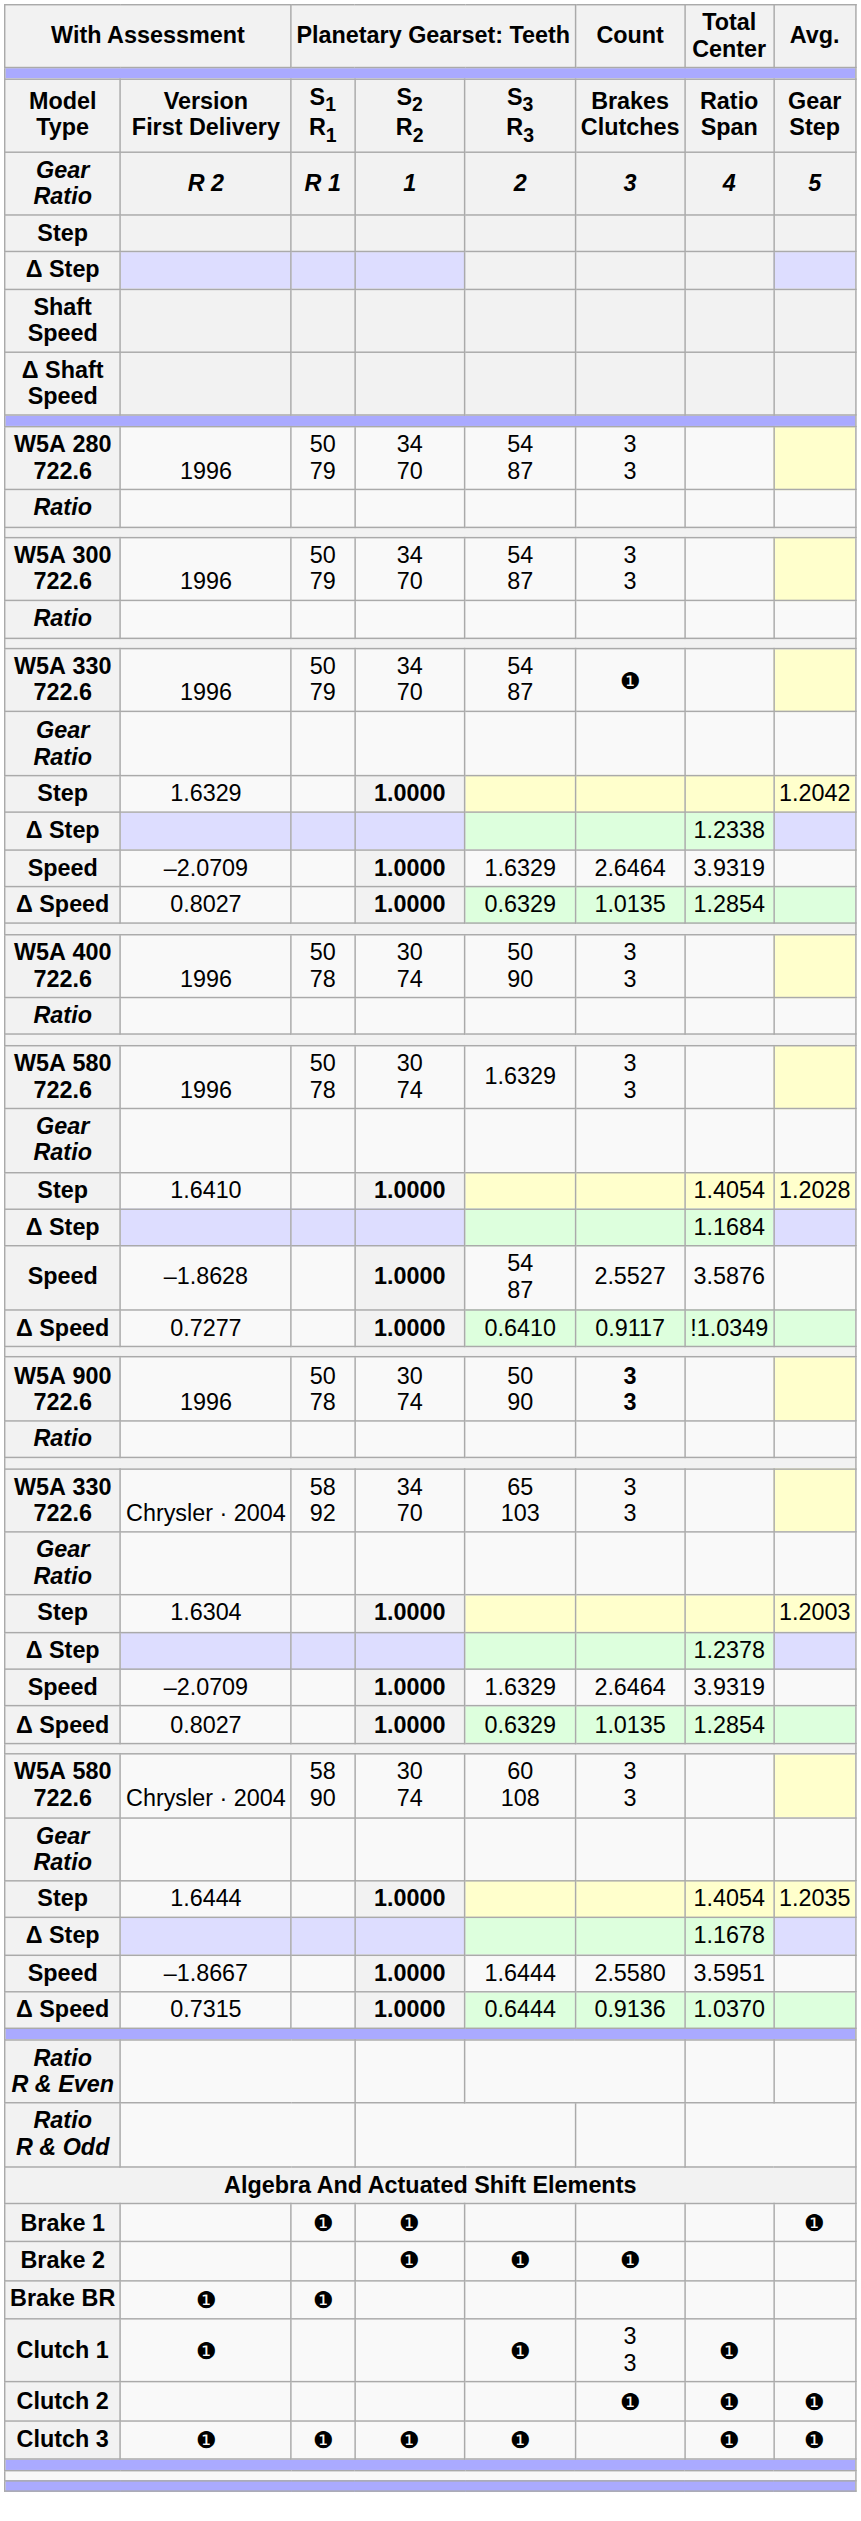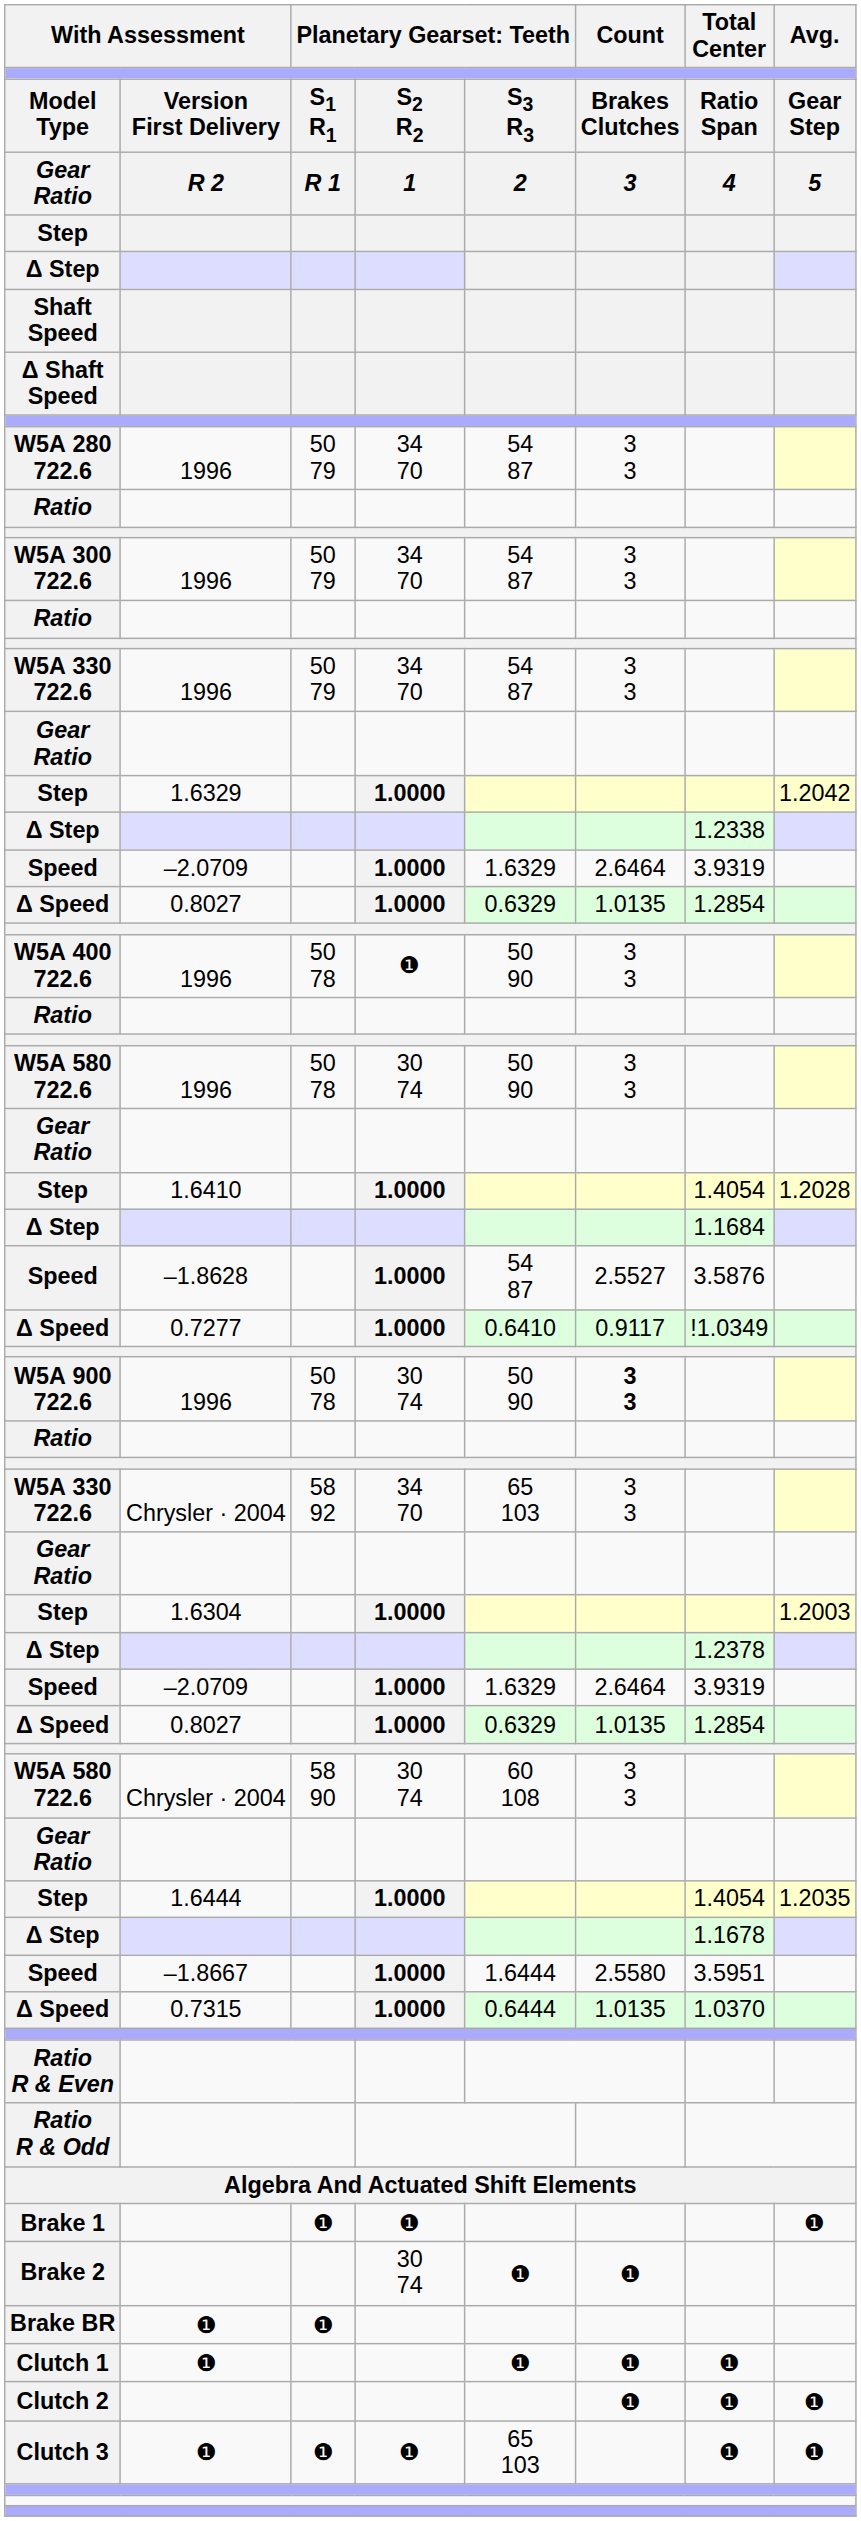(630, 680) ❶ -> (630, 680) 3 3
(410, 965) 30 74 -> (410, 966) ❶
(520, 1076) 1.6329 -> (520, 1076) 50 90
(630, 2010) 0.9136 -> (630, 2010) 1.0135
(410, 2261) ❶ -> (410, 2273) 30 74
(630, 2350) 3 3 -> (630, 2363) ❶
(520, 2440) ❶ -> (520, 2452) 65 103
